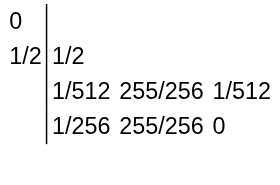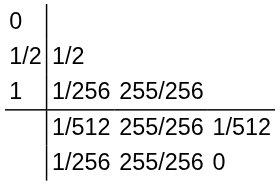+ row: (16, 91)
